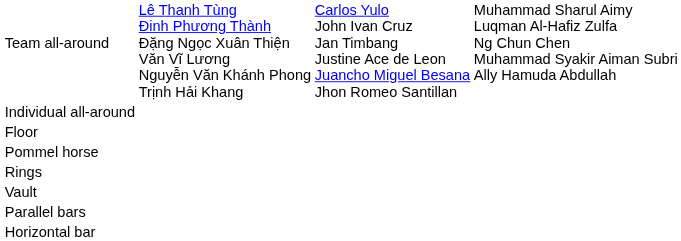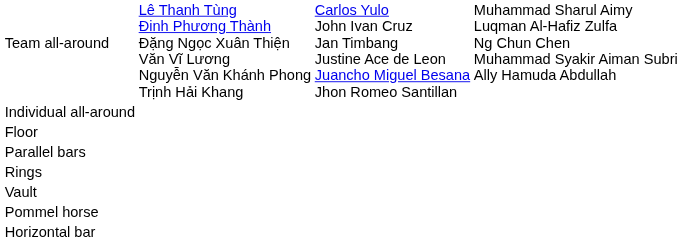rows swapped: (52, 152) <-> (45, 212)
